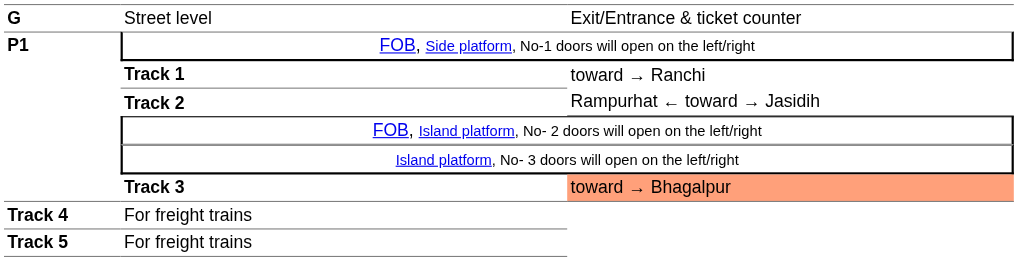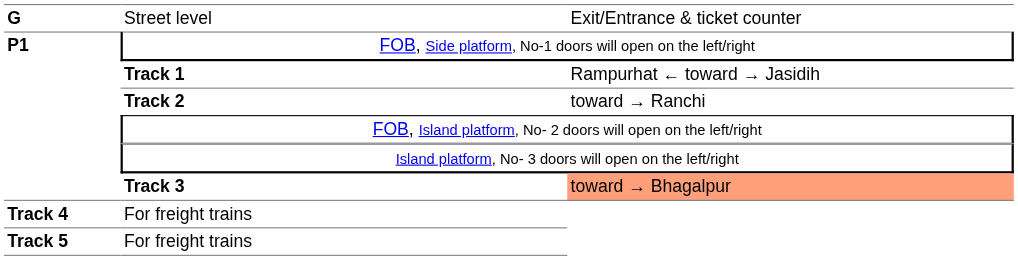(638, 74) toward → Ranchi -> (695, 74) Rampurhat ← toward → Jasidih
(695, 101) Rampurhat ← toward → Jasidih -> (638, 101) toward → Ranchi
